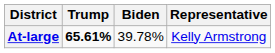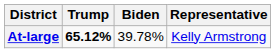(88, 36) 65.61% -> (88, 36) 65.12%
